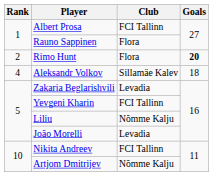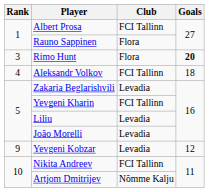(18, 57) 2 -> (18, 57) 3
(149, 73) Sillamäe Kalev -> (141, 73) FCI Tallinn
(146, 118) Nõmme Kalju -> (135, 118) Levadia
+ row: (64, 149)
